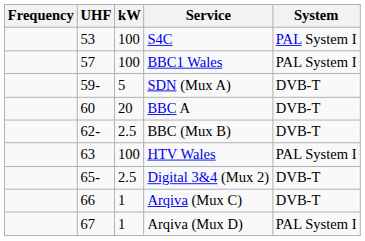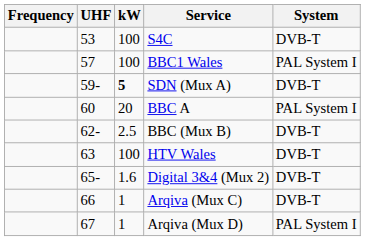(316, 39) PAL System I -> (298, 39) DVB-T
(122, 85) normal -> (122, 85) bold
(298, 108) DVB-T -> (316, 108) PAL System I
(316, 154) PAL System I -> (298, 154) DVB-T
(127, 177) 2.5 -> (127, 177) 1.6
